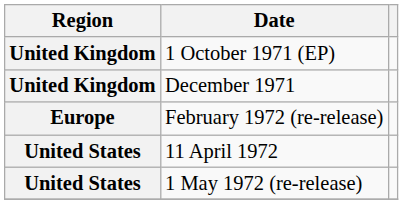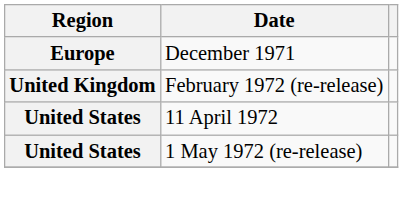- row: (250, 53)
(82, 85) United Kingdom -> (82, 53) Europe
(82, 118) Europe -> (82, 85) United Kingdom
